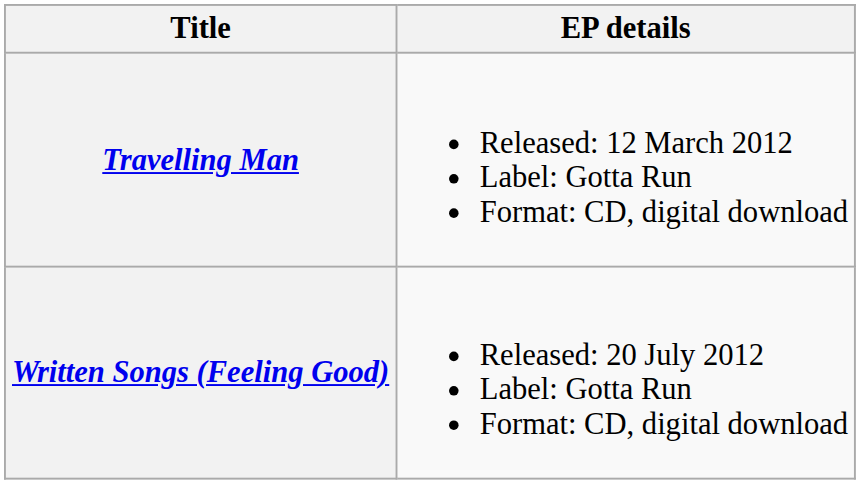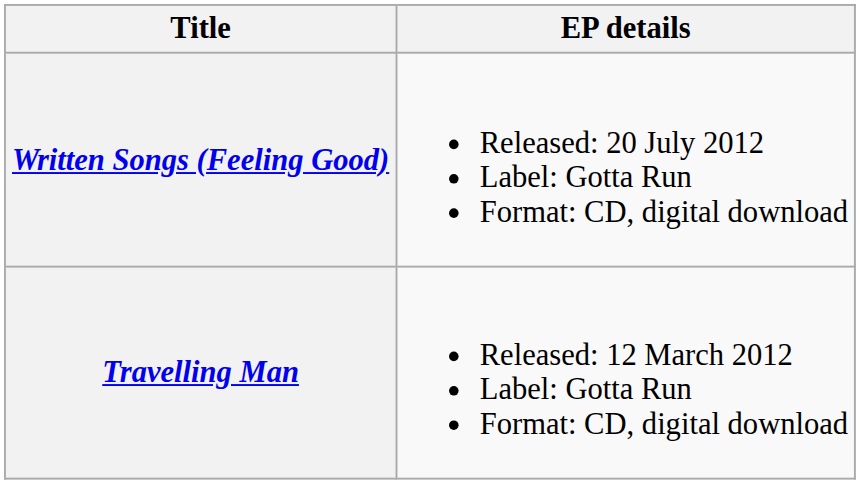rows swapped: (201, 159) <-> (201, 372)
